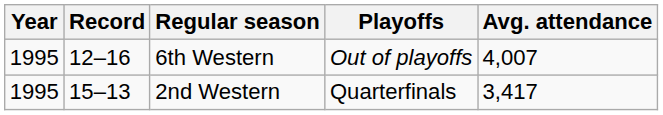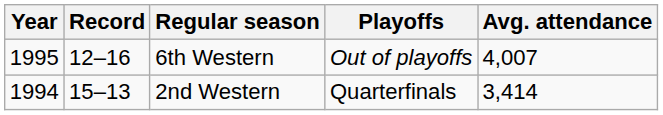(34, 92) 1995 -> (34, 92) 1994
(510, 92) 3,417 -> (510, 92) 3,414
